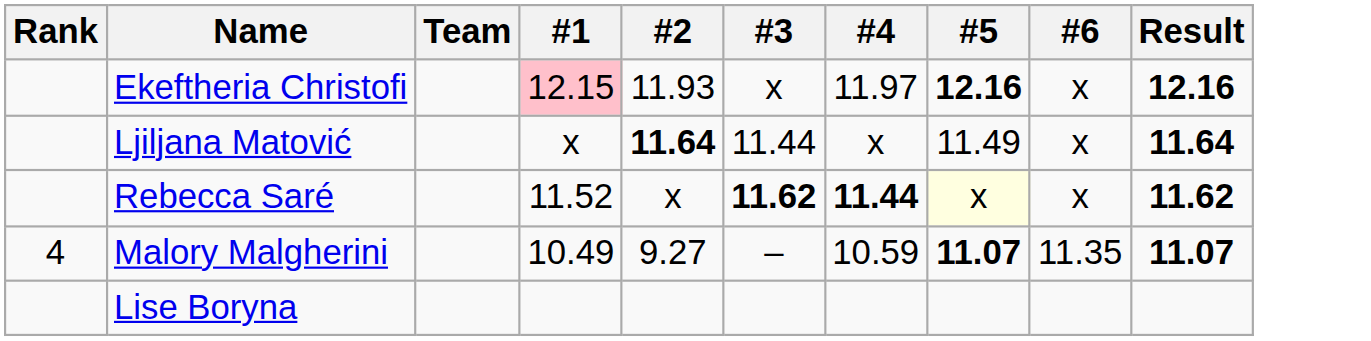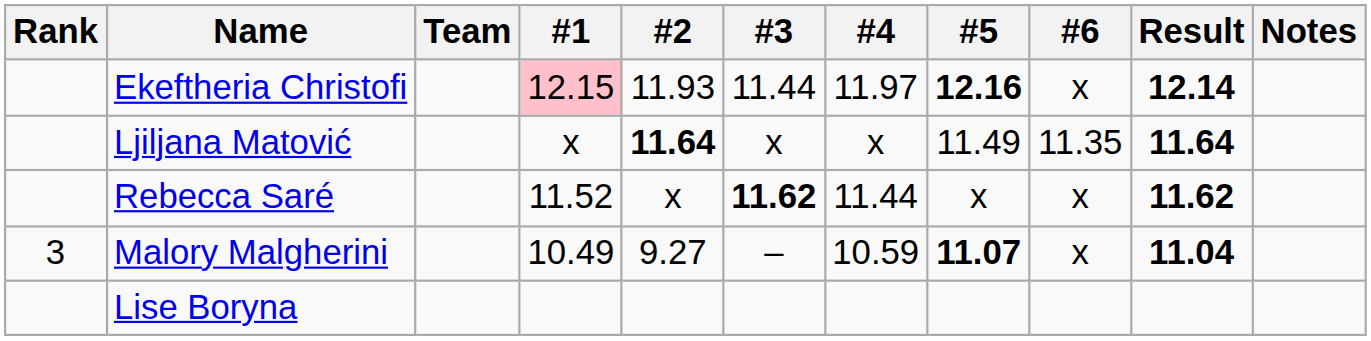+ column: (1309, 32)
(774, 87) x -> (774, 87) 11.44
(1191, 87) 12.16 -> (1191, 87) 12.14
(774, 142) 11.44 -> (774, 142) x
(1080, 142) x -> (1080, 142) 11.35
(876, 197) bold -> (876, 197) normal
(979, 197) lightyellow background -> (979, 197) no background
(56, 252) 4 -> (56, 252) 3
(1080, 252) 11.35 -> (1080, 252) x
(1191, 252) 11.07 -> (1191, 252) 11.04
